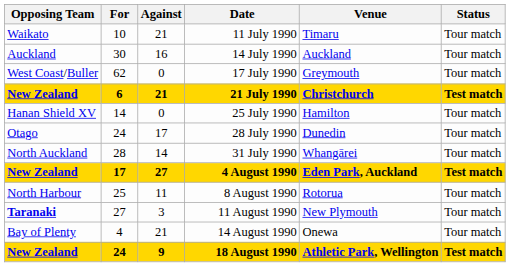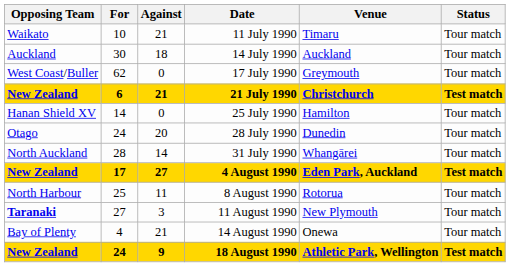(161, 53) 16 -> (161, 53) 18
(161, 133) 17 -> (161, 133) 20
